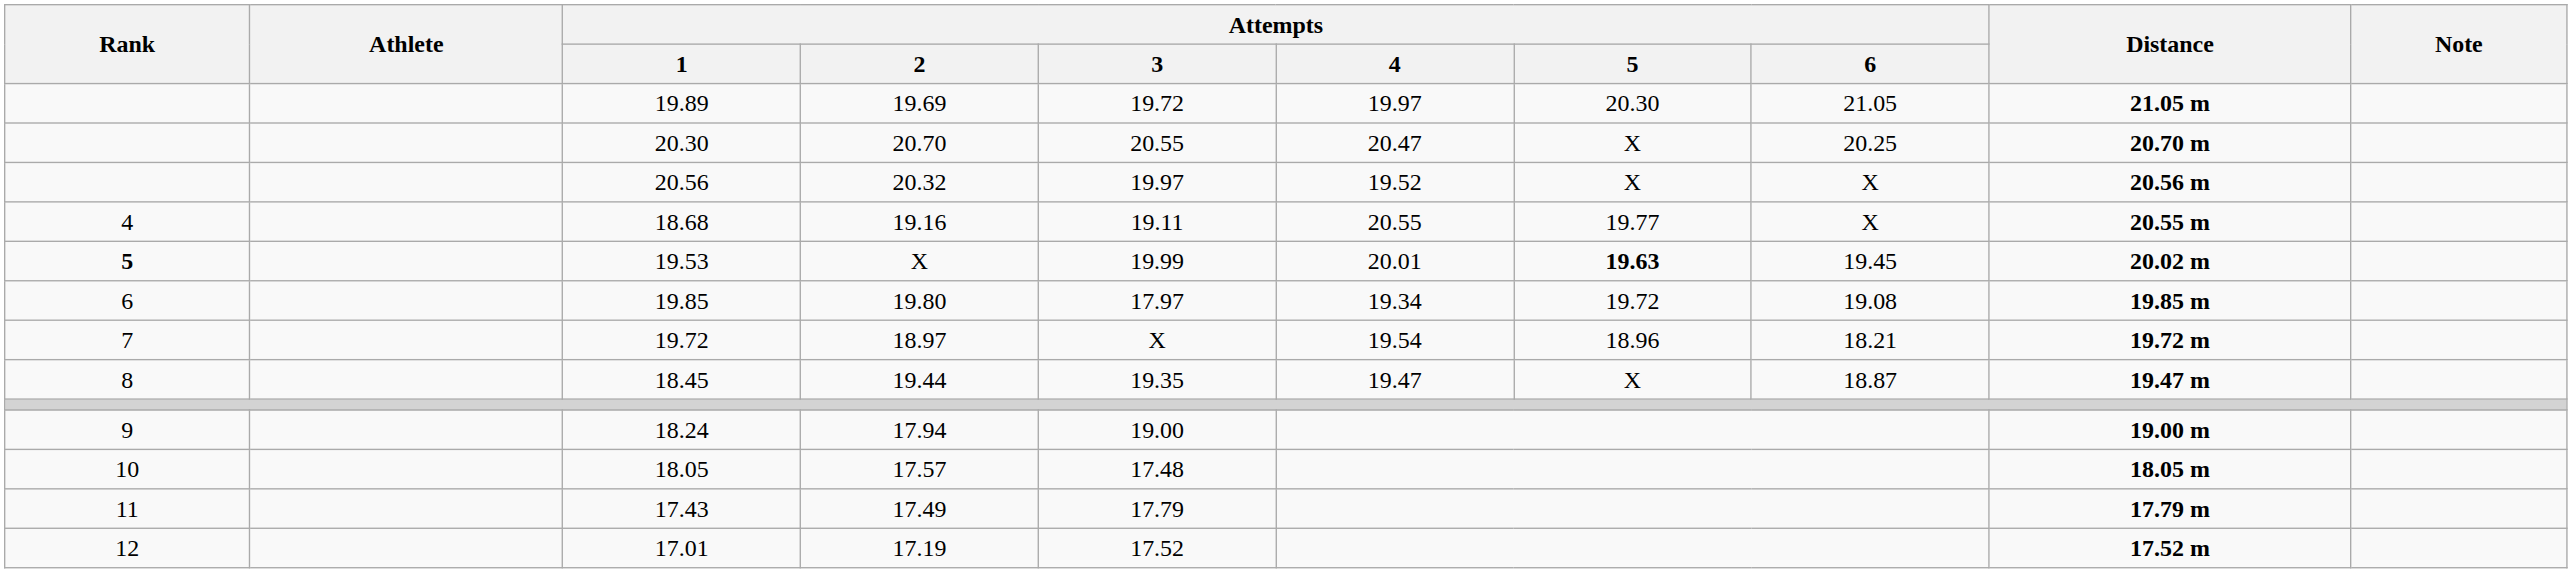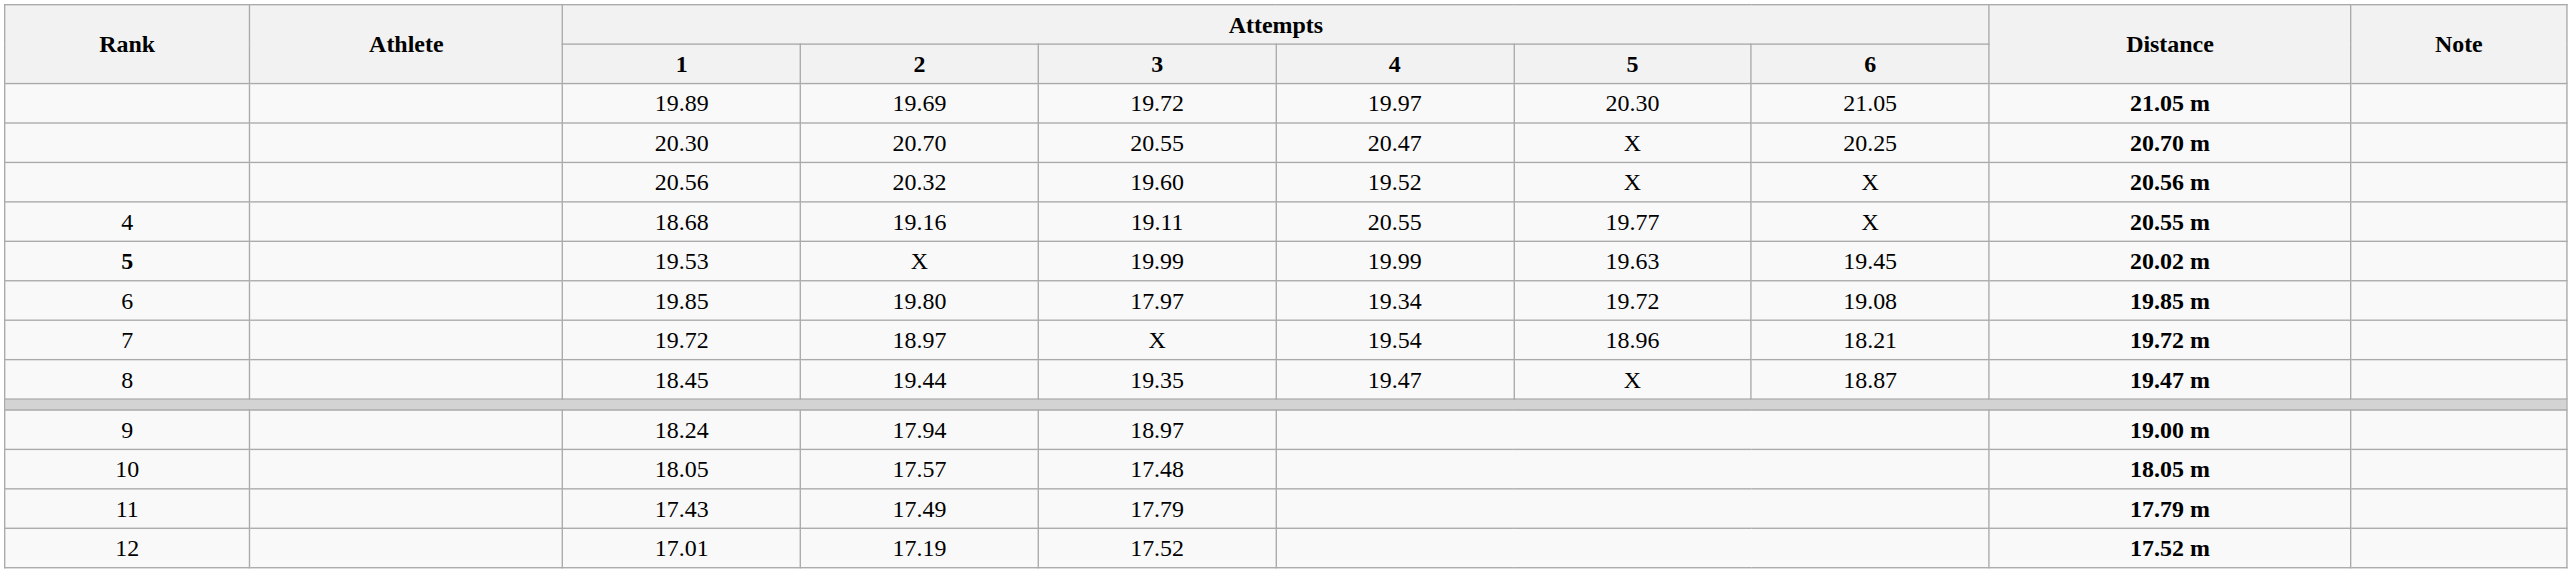(1157, 181) 19.97 -> (1157, 181) 19.60
(1395, 260) 20.01 -> (1395, 260) 19.99
(1632, 260) bold -> (1632, 260) normal
(1157, 429) 19.00 -> (1157, 429) 18.97
